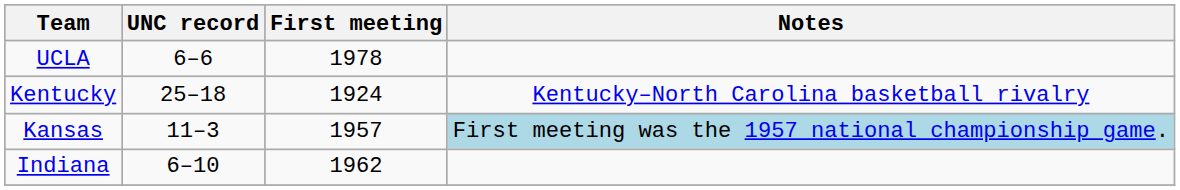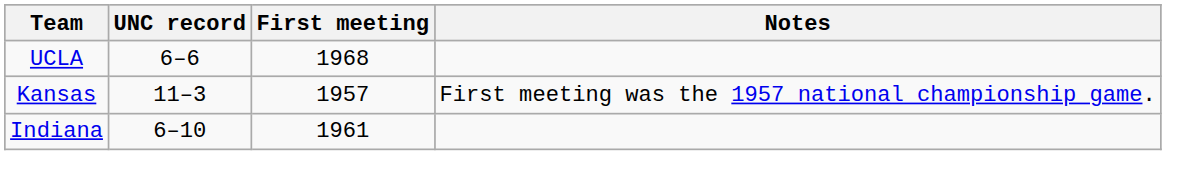(356, 59) 1978 -> (343, 59) 1968
- row: (63, 95)
(811, 131) lightblue background -> (798, 95) no background
(356, 167) 1962 -> (343, 131) 1961
